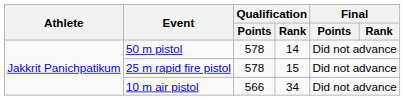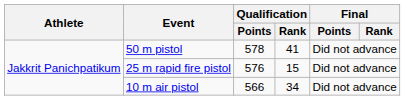(293, 50) 14 -> (293, 50) 41
(254, 68) 578 -> (254, 68) 576
